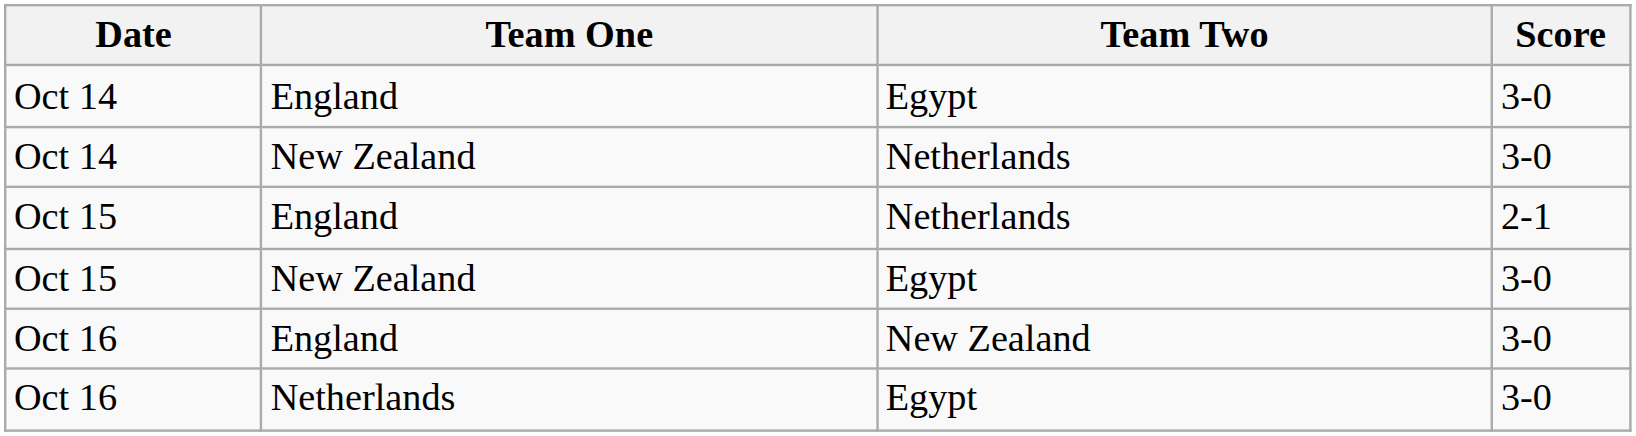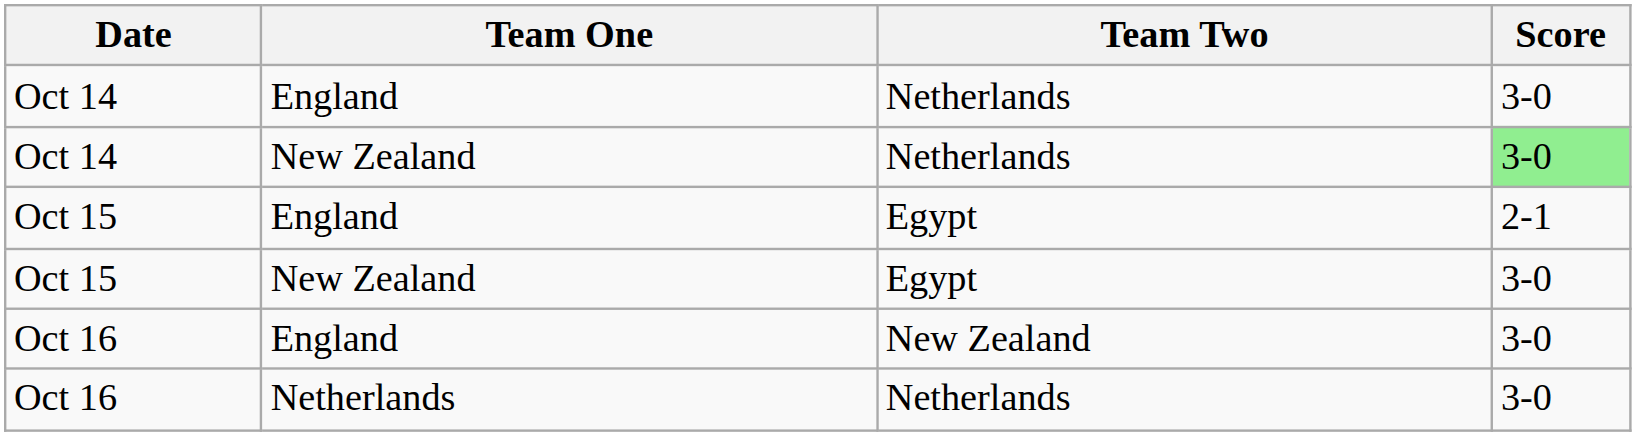(931, 95) Egypt -> (978, 95) Netherlands
(1526, 156) no background -> (1526, 156) lightgreen background
(978, 216) Netherlands -> (931, 216) Egypt
(931, 398) Egypt -> (978, 398) Netherlands
